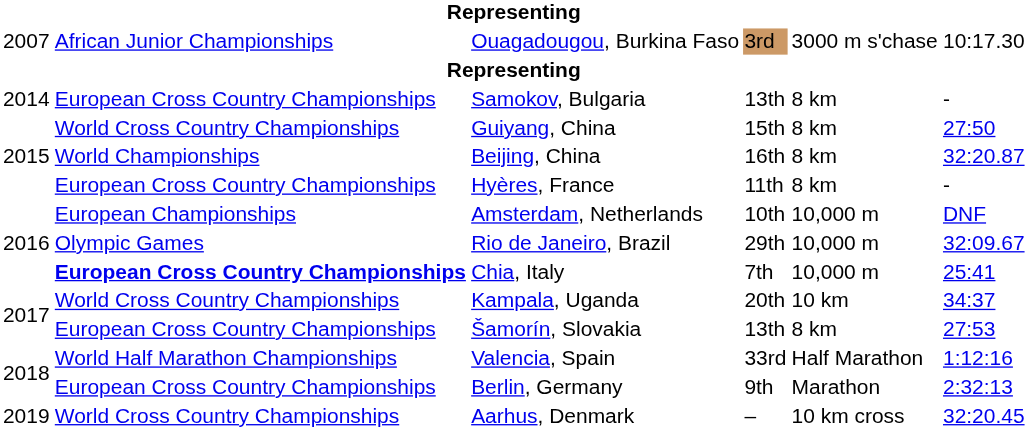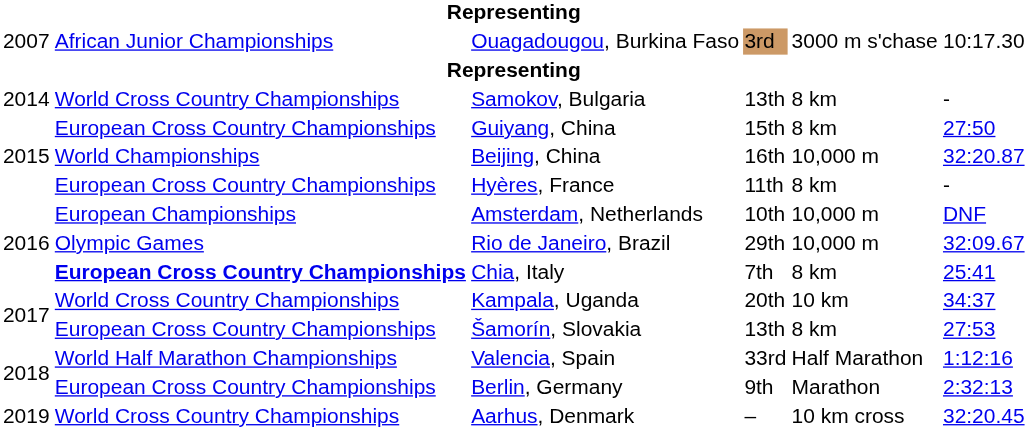(245, 99) European Cross Country Championships -> (227, 99) World Cross Country Championships
(227, 127) World Cross Country Championships -> (245, 127) European Cross Country Championships
(814, 156) 8 km -> (835, 156) 10,000 m
(835, 271) 10,000 m -> (814, 271) 8 km
